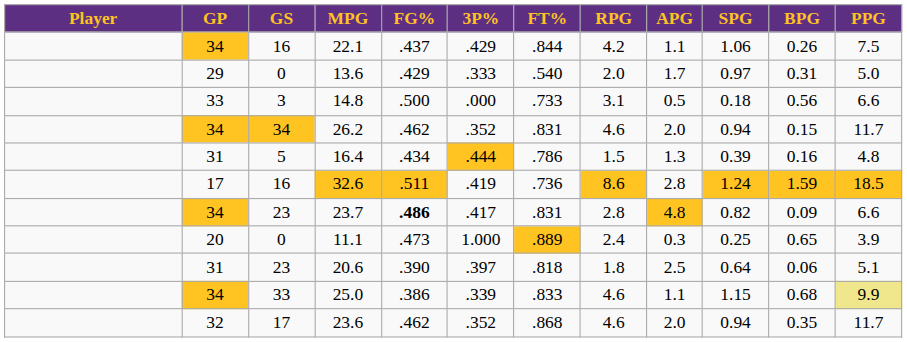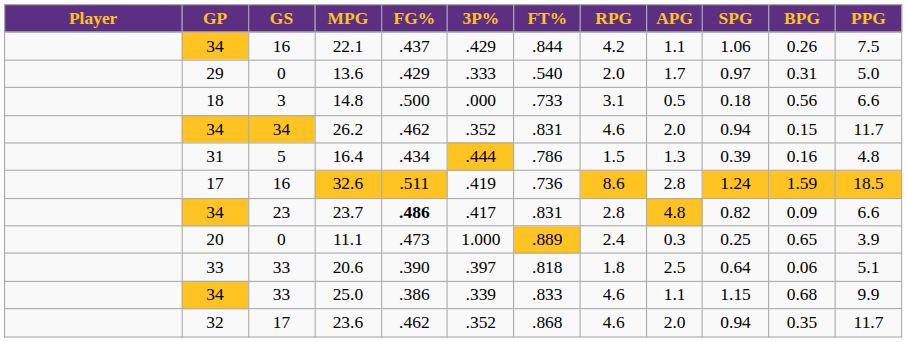(215, 101) 33 -> (215, 101) 18
(215, 267) 31 -> (215, 267) 33
(281, 267) 23 -> (281, 267) 33
(869, 294) khaki background -> (869, 294) no background
